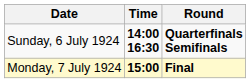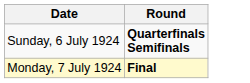- column: (143, 14)
